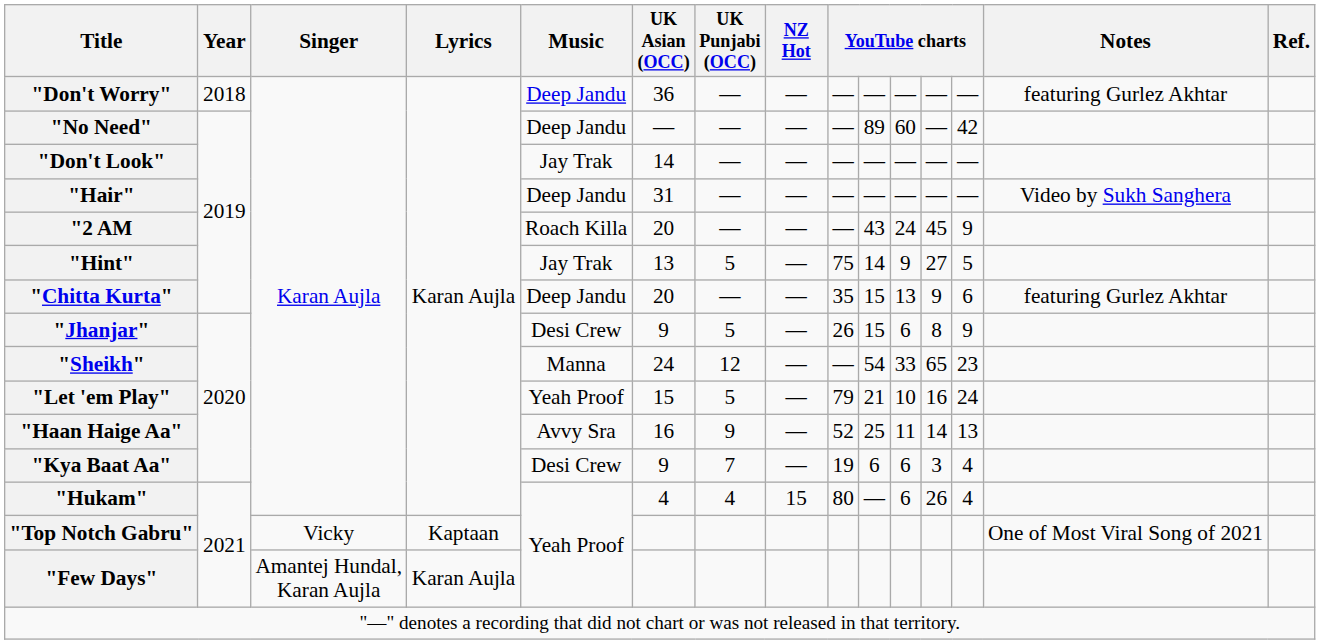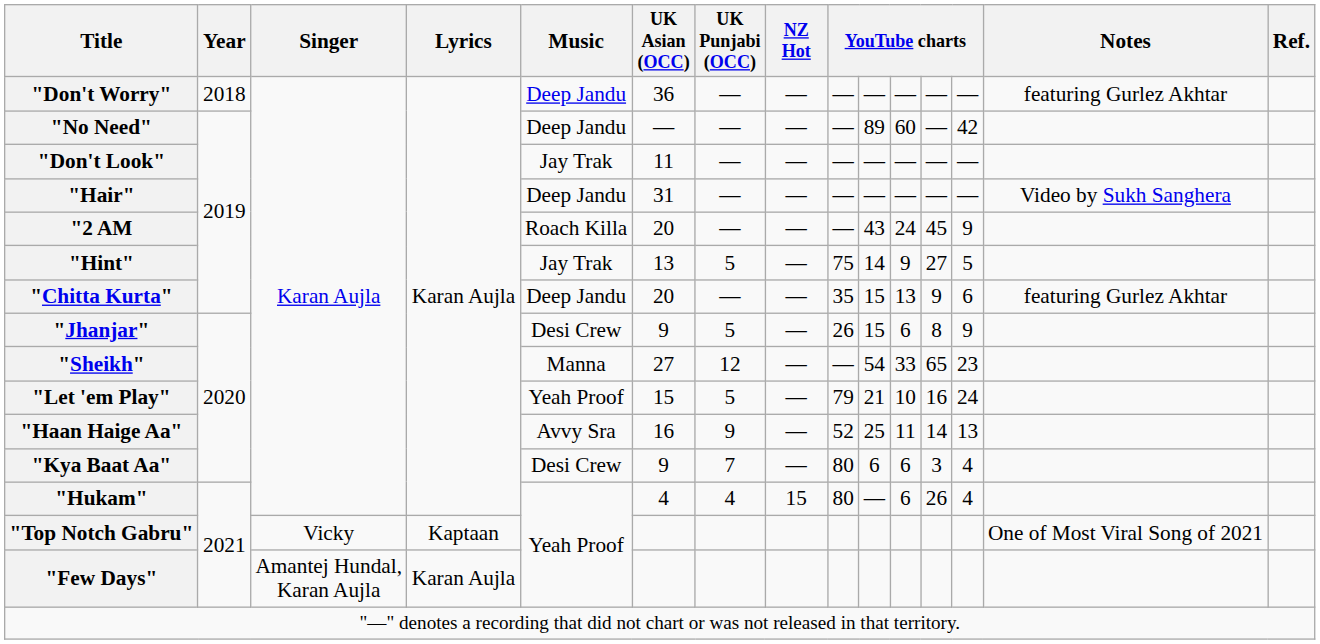(664, 161) 14 -> (664, 161) 11
(664, 363) 24 -> (664, 363) 27
(843, 465) 19 -> (843, 465) 80
